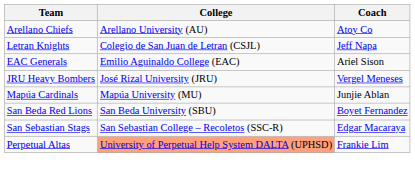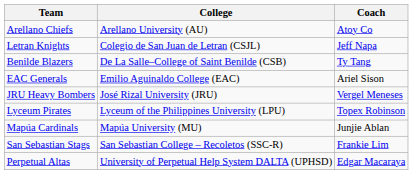+ row: (40, 62)
+ row: (39, 111)
- row: (49, 111)
(371, 128) Edgar Macaraya -> (363, 144) Frankie Lim
(216, 144) lightsalmon background -> (216, 161) no background
(363, 144) Frankie Lim -> (371, 161) Edgar Macaraya
